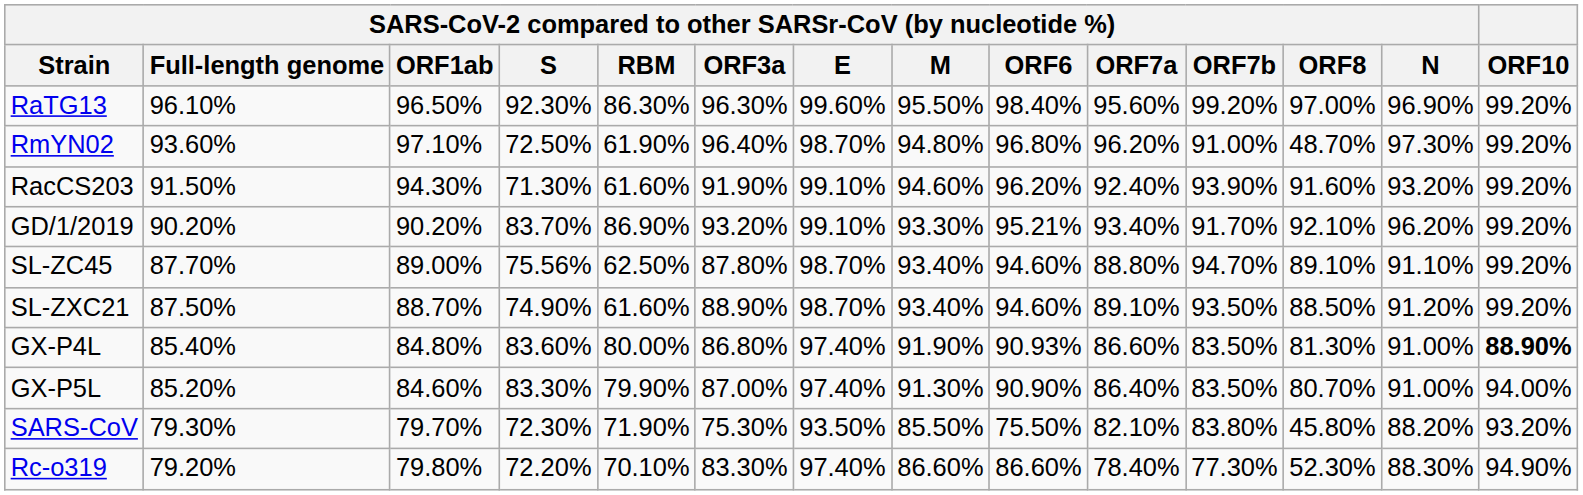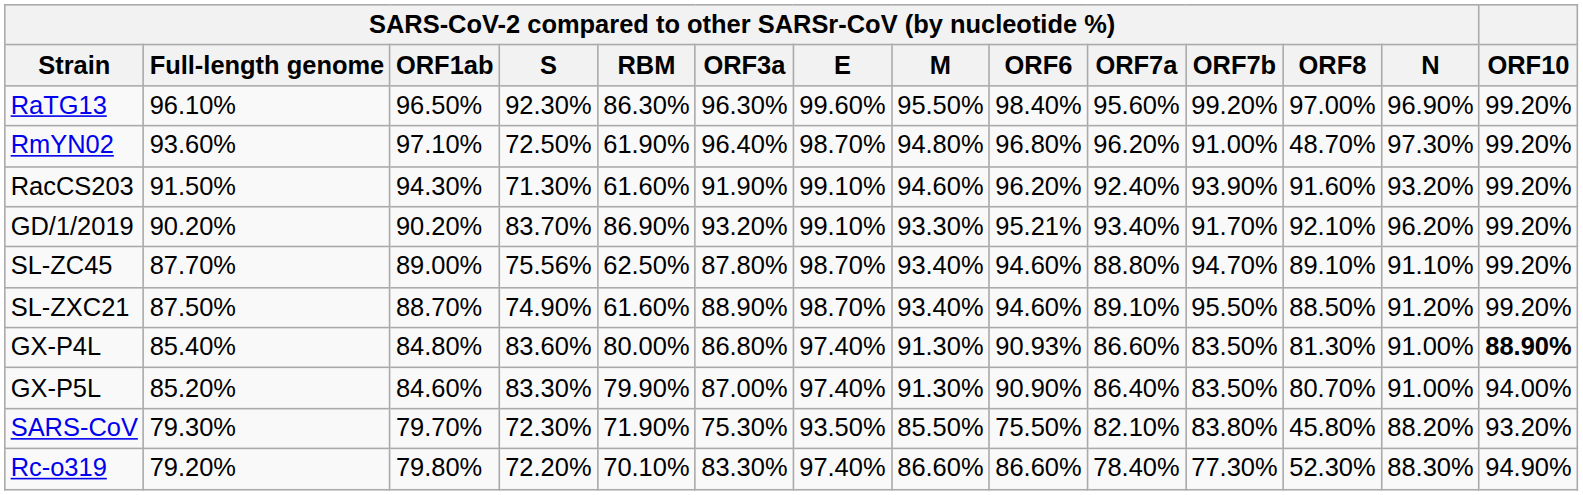(1234, 307) 93.50% -> (1234, 307) 95.50%
(940, 347) 91.90% -> (940, 347) 91.30%
